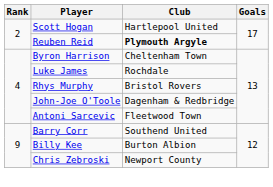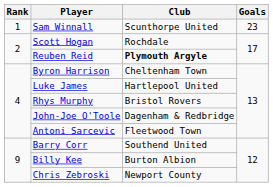+ row: (63, 27)
(171, 27) Hartlepool United -> (147, 41) Rochdale
(147, 71) Rochdale -> (171, 86) Hartlepool United
